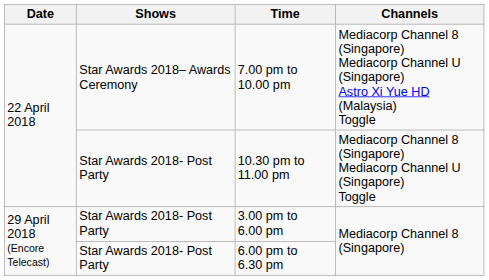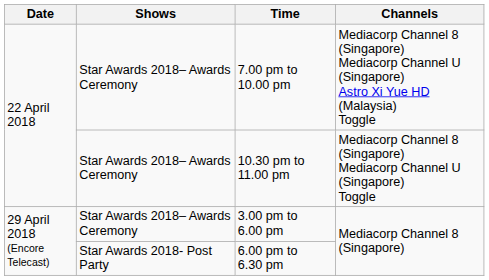(146, 168) Star Awards 2018- Post Party -> (155, 168) Star Awards 2018– Awards Ceremony
(146, 223) Star Awards 2018- Post Party -> (155, 223) Star Awards 2018– Awards Ceremony
